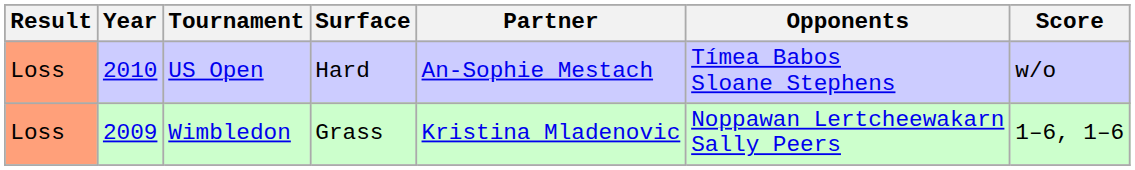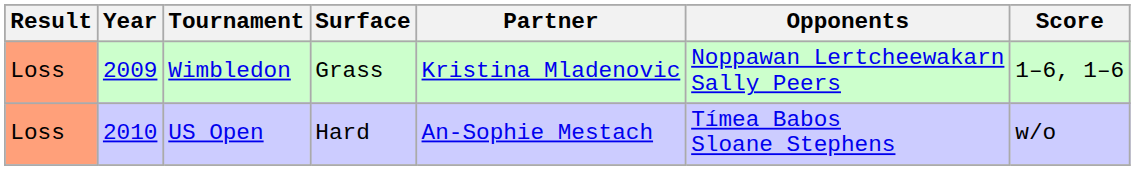rows swapped: (230, 134) <-> (216, 73)
